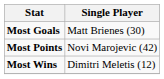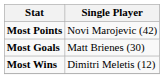rows swapped: (34, 47) <-> (33, 30)
